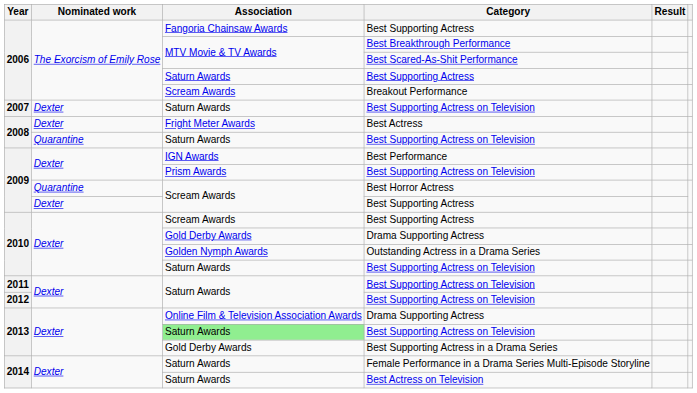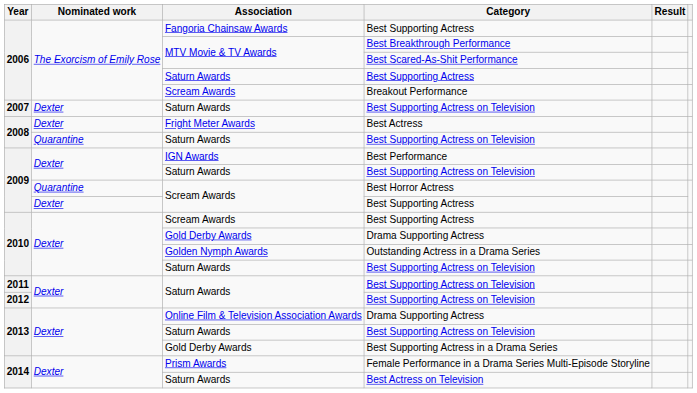(196, 172) Prism Awards -> (198, 172) Saturn Awards
(198, 332) lightgreen background -> (198, 332) no background
(198, 364) Saturn Awards -> (196, 364) Prism Awards
